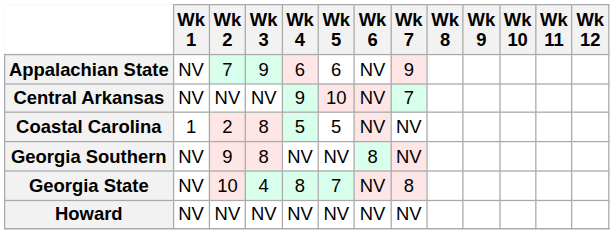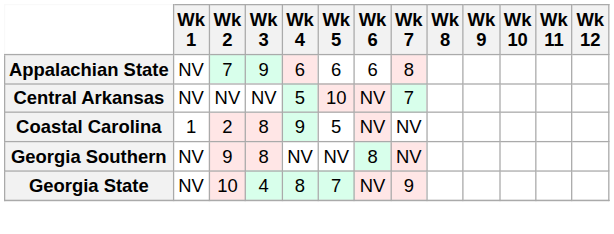(373, 69) NV -> (373, 69) 6
(409, 69) 9 -> (409, 69) 8
(300, 98) 9 -> (300, 98) 5
(300, 127) 5 -> (300, 127) 9
(409, 186) 8 -> (409, 186) 9
- row: (89, 215)
